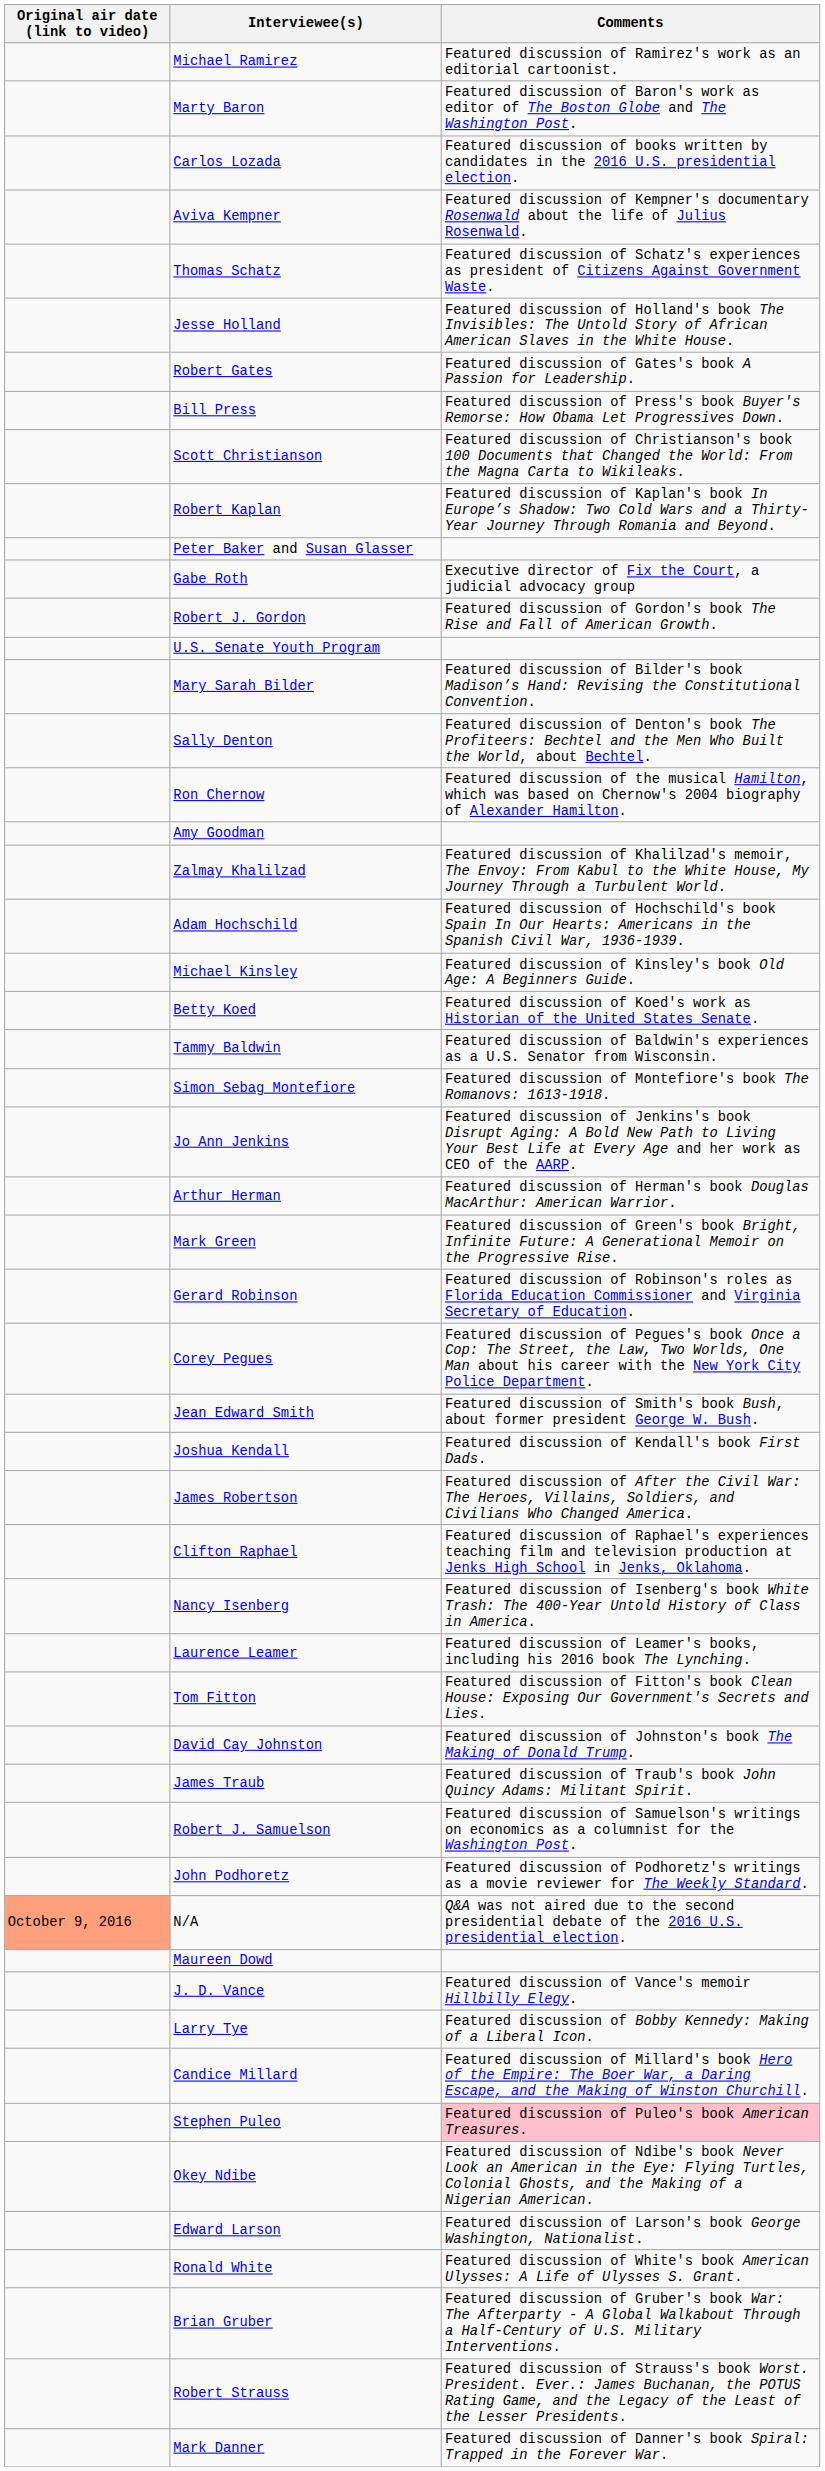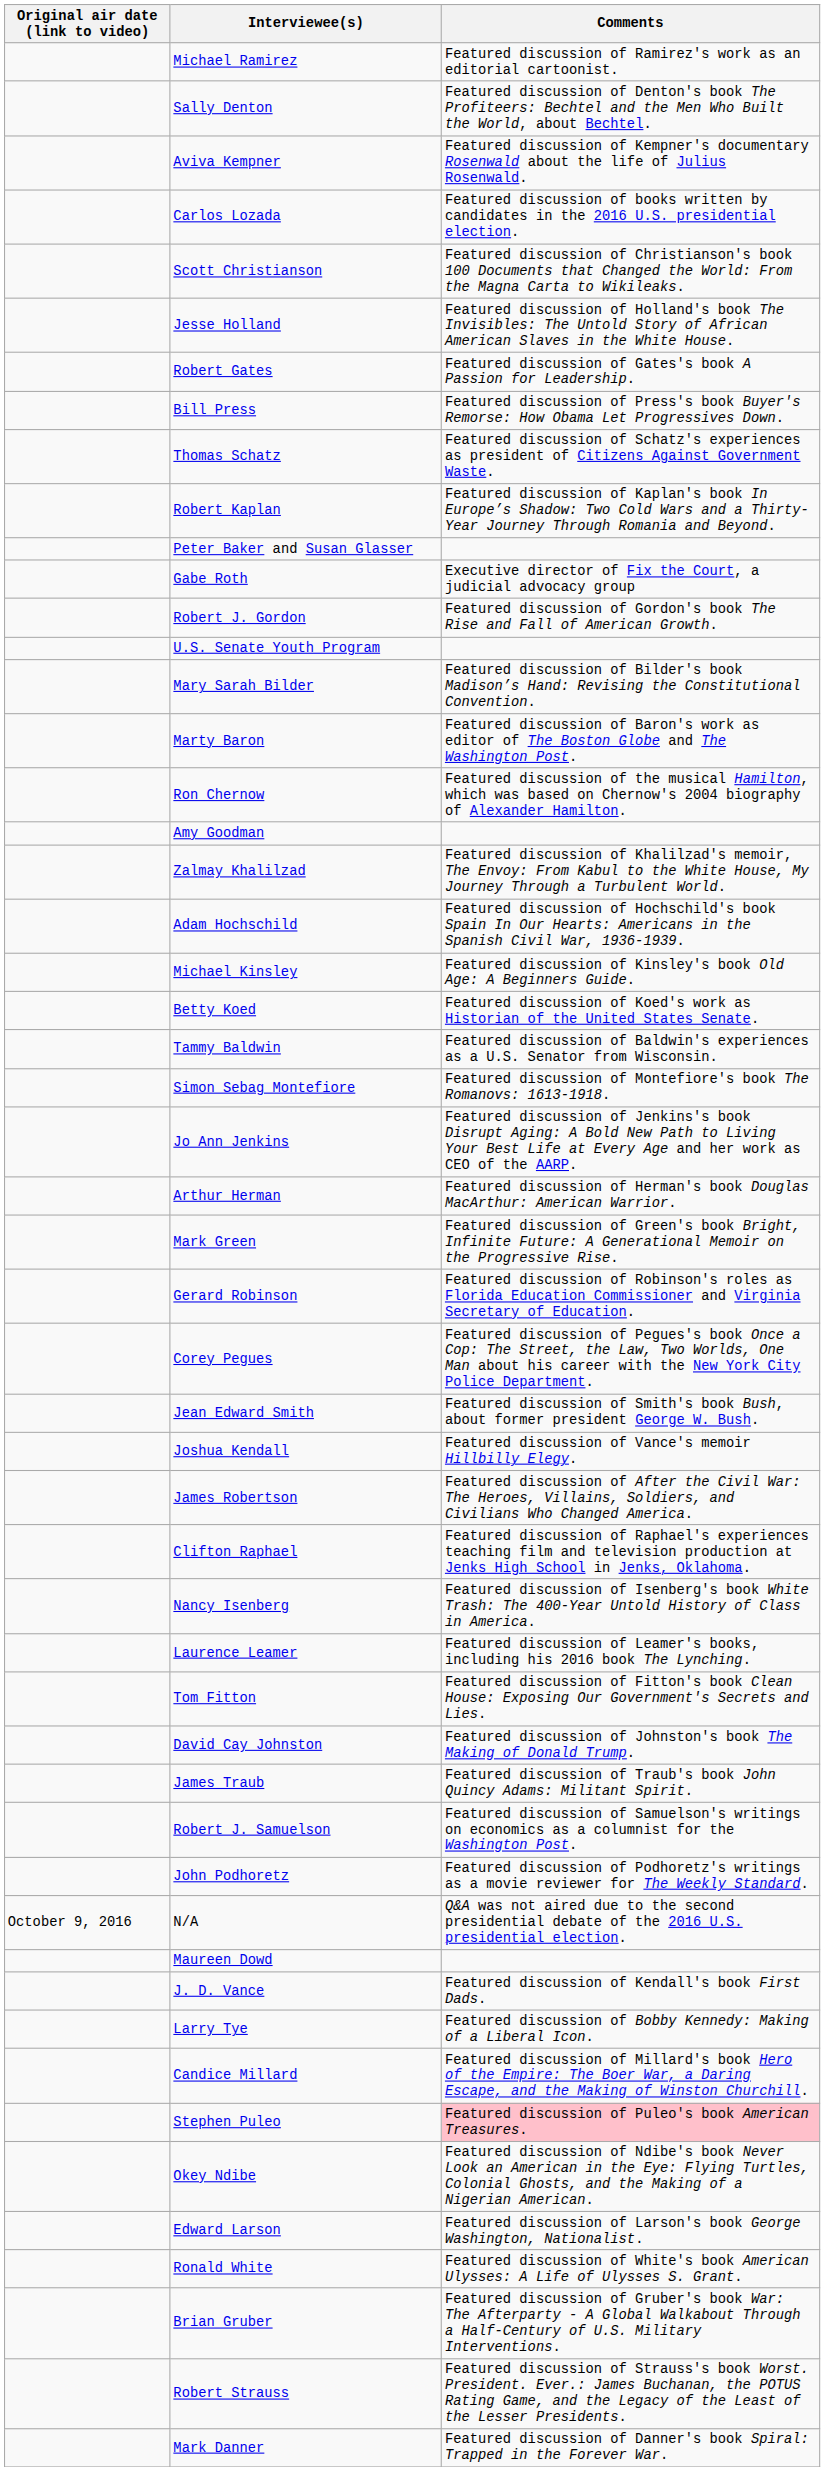rows swapped: (219, 108) <-> (223, 741)
rows swapped: (227, 217) <-> (227, 163)
rows swapped: (248, 456) <-> (227, 271)
(623, 1451) Featured discussion of Kendall's book First Dads. -> (598, 1451) Featured discussion of Vance's memoir Hillbilly Elegy.
(70, 1922) lightsalmon background -> (70, 1922) no background
(598, 1991) Featured discussion of Vance's memoir Hillbilly Elegy. -> (623, 1991) Featured discussion of Kendall's book First Dads.
